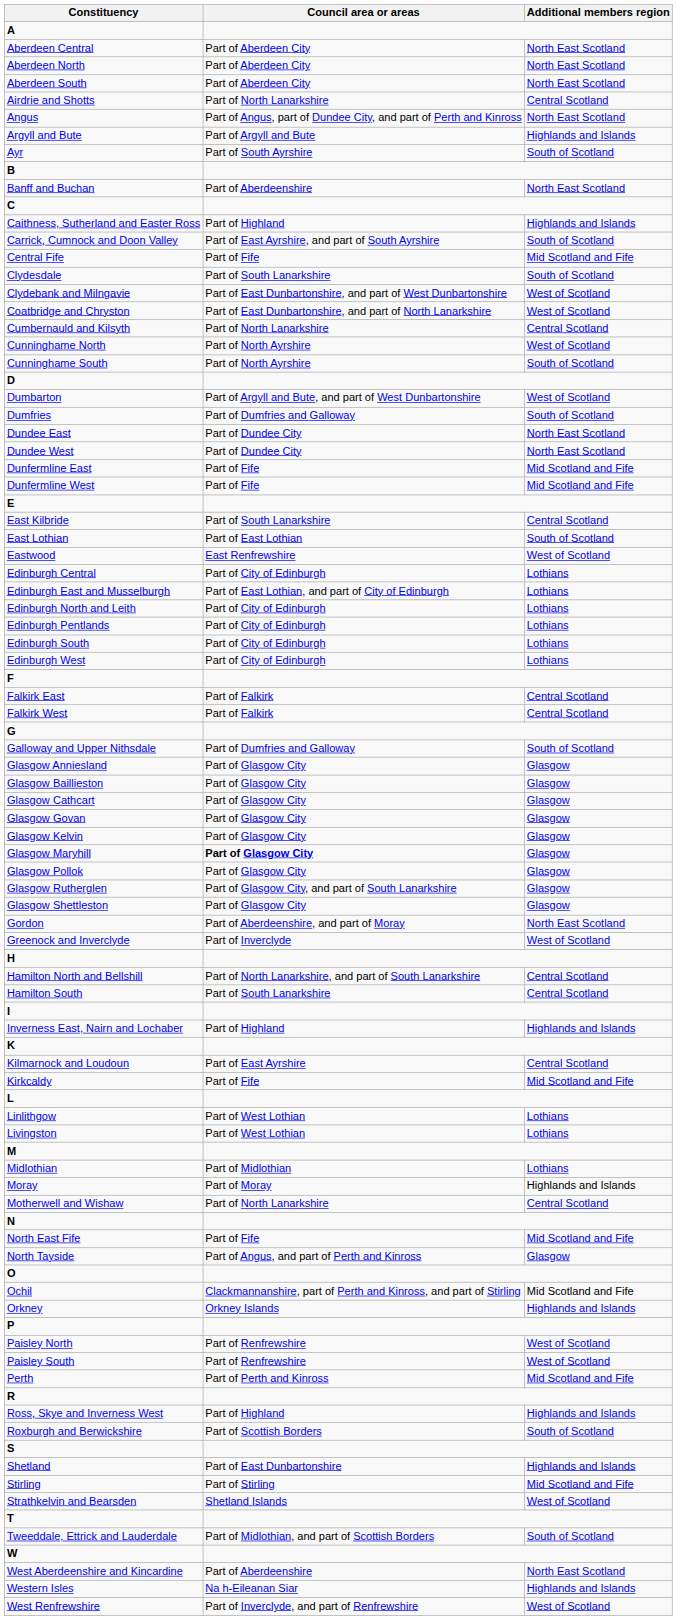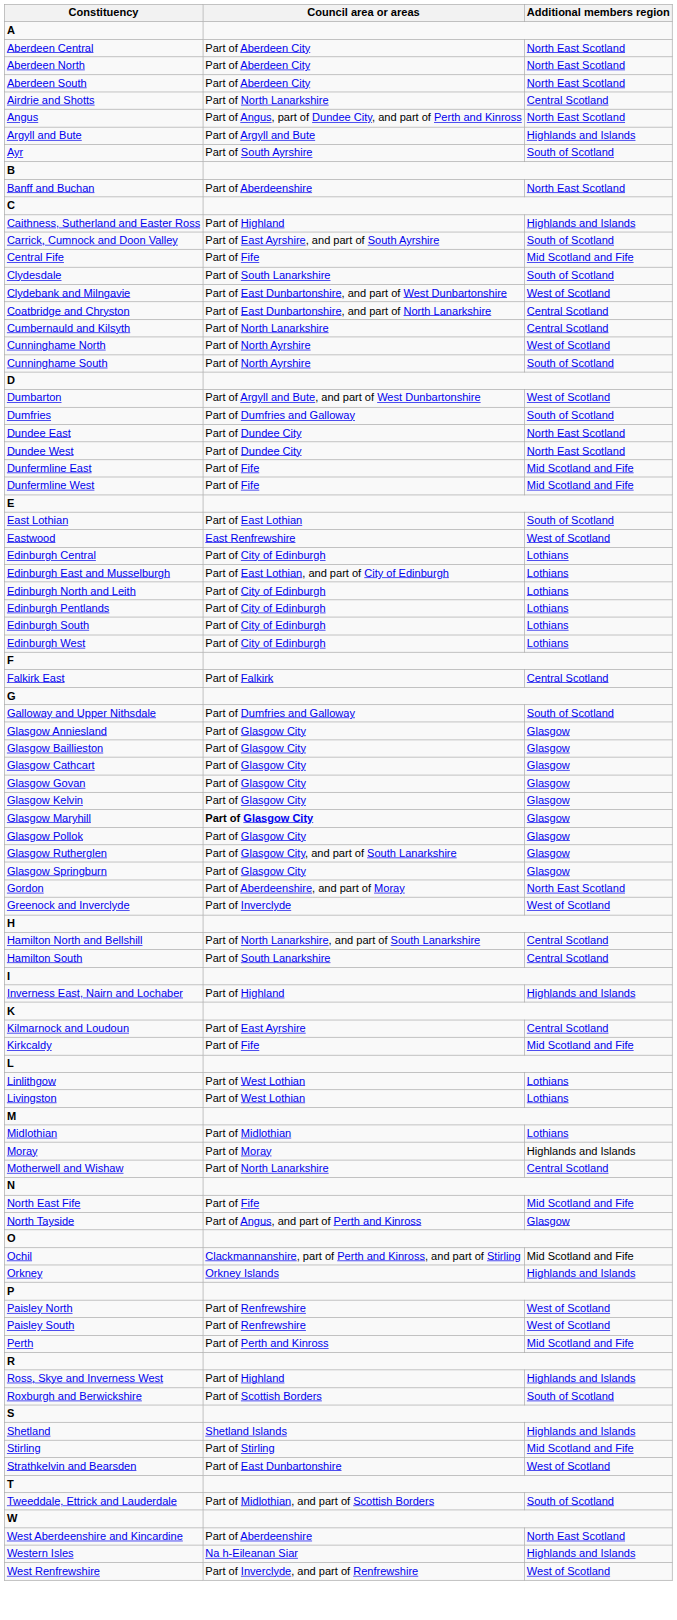(568, 310) West of Scotland -> (568, 310) Central Scotland
- row: (38, 521)
- row: (37, 713)
- row: (58, 906)
+ row: (57, 871)
(273, 1466) Part of East Dunbartonshire -> (246, 1431) Shetland Islands
(246, 1501) Shetland Islands -> (273, 1466) Part of East Dunbartonshire
